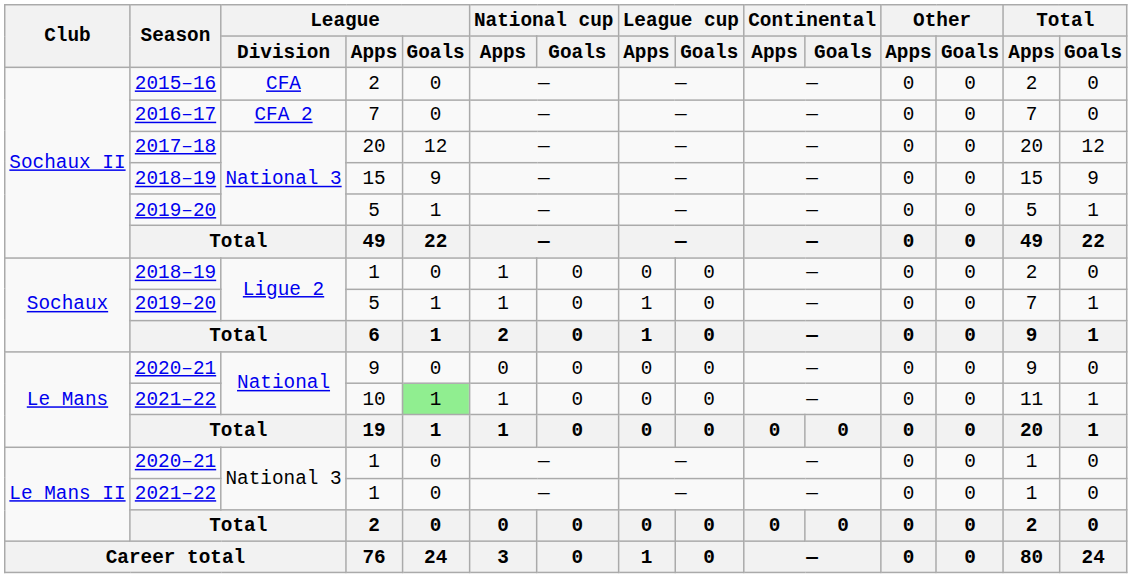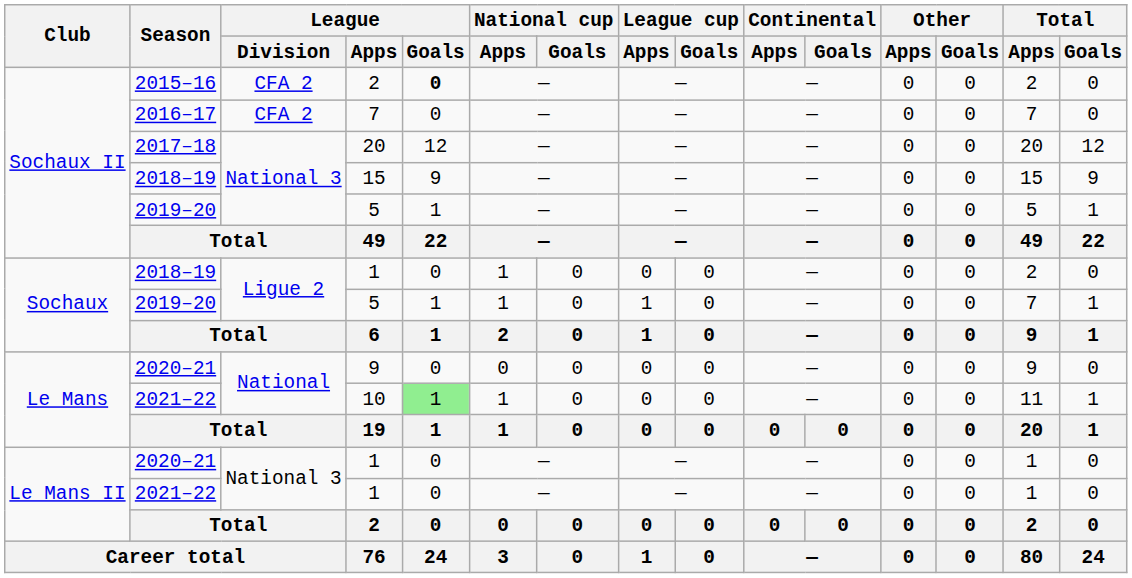(284, 84) CFA -> (284, 84) CFA 2
(436, 84) normal -> (436, 84) bold
